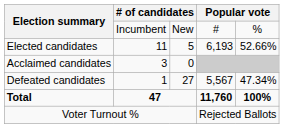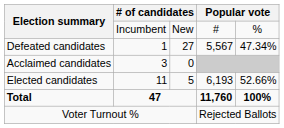rows swapped: (52, 47) <-> (56, 81)
